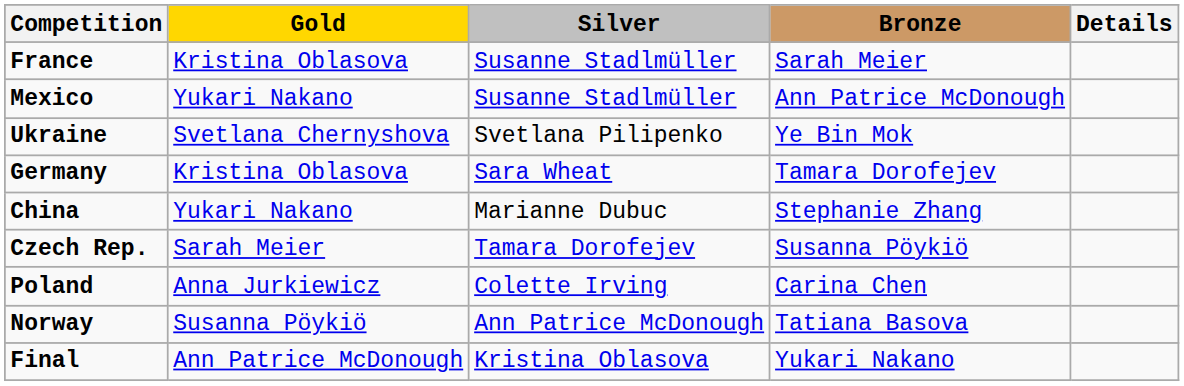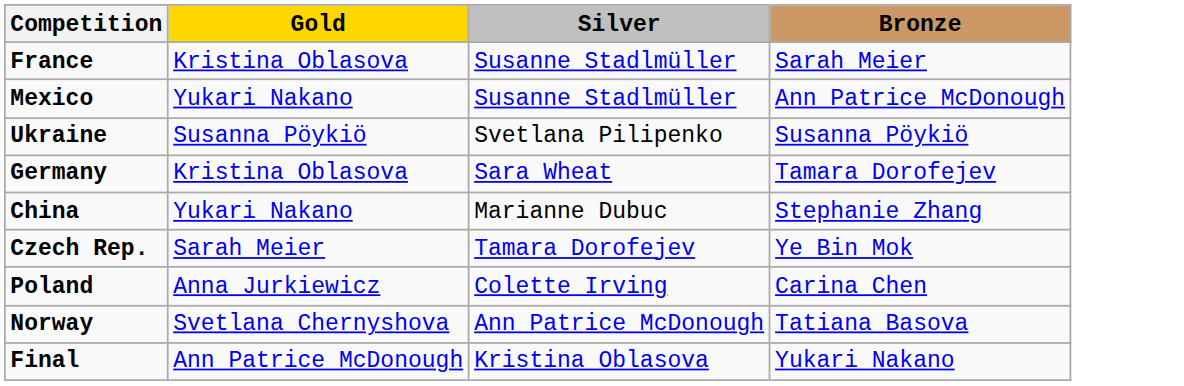- column: (1124, 24)
(311, 136) Svetlana Chernyshova -> (270, 136) Susanna Pöykiö
(844, 136) Ye Bin Mok -> (872, 136) Susanna Pöykiö
(872, 249) Susanna Pöykiö -> (844, 249) Ye Bin Mok
(270, 324) Susanna Pöykiö -> (311, 324) Svetlana Chernyshova
